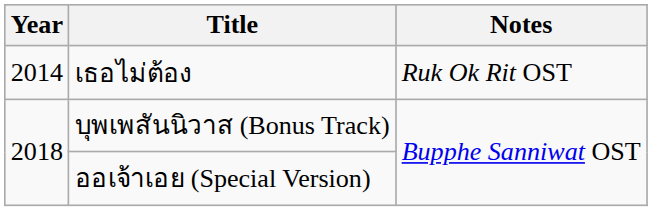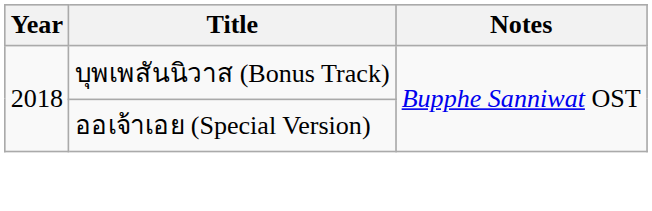- row: (134, 73)
